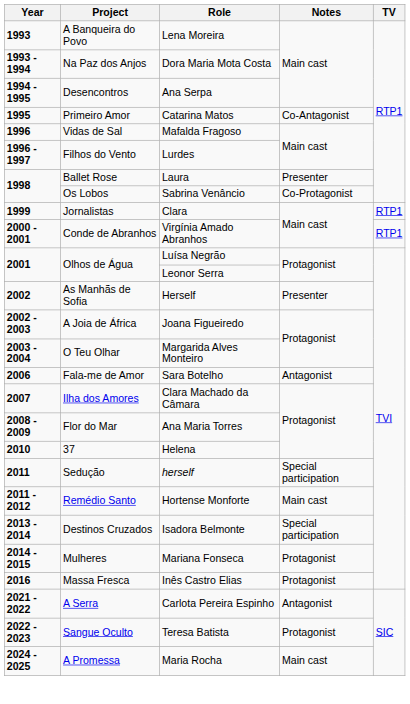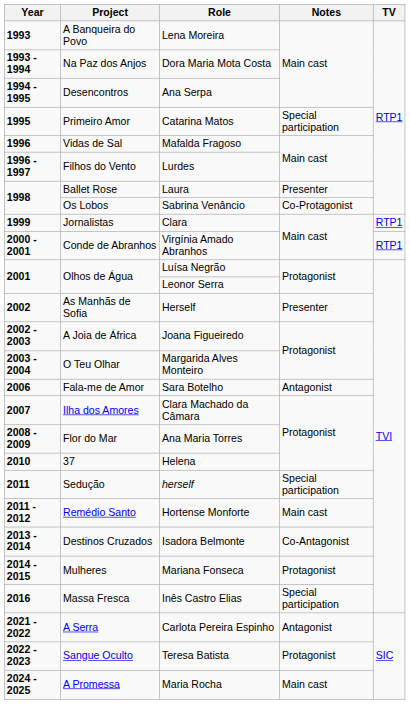(315, 115) Co-Antagonist -> (310, 121) Special participation
(310, 529) Special participation -> (315, 541) Co-Antagonist
(309, 581) Protagonist -> (310, 598) Special participation
